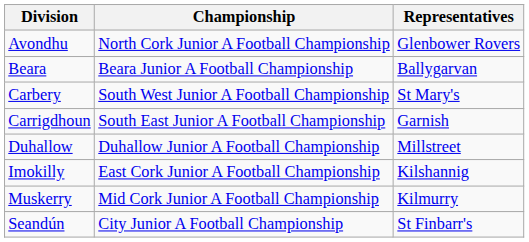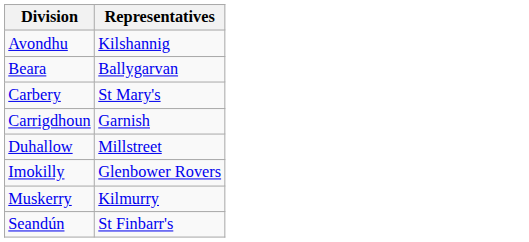- column: (244, 17)
(459, 43) Glenbower Rovers -> (134, 43) Kilshannig
(433, 172) Kilshannig -> (160, 172) Glenbower Rovers
